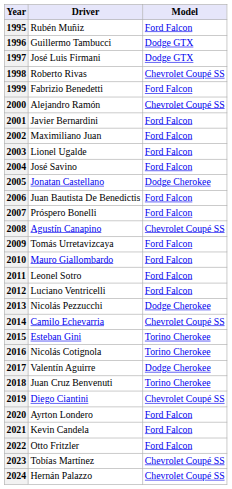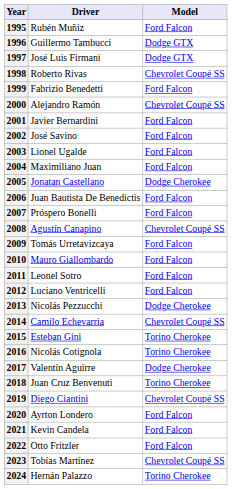(66, 136) Maximiliano Juan -> (54, 136) José Savino
(54, 167) José Savino -> (66, 167) Maximiliano Juan
(185, 476) Chevrolet Coupé SS -> (178, 476) Torino Cherokee
